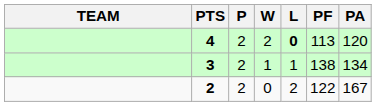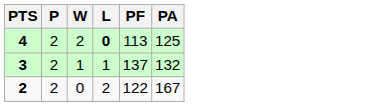- column: (98, 16)
(355, 40) 120 -> (168, 40) 125
(323, 64) 138 -> (135, 64) 137
(355, 64) 134 -> (168, 64) 132
